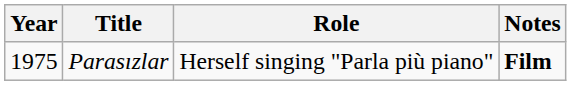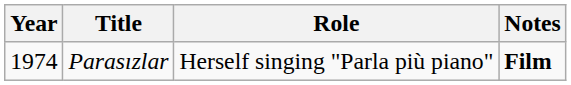(34, 60) 1975 -> (34, 60) 1974
